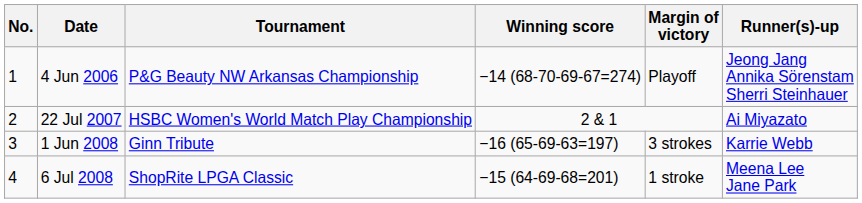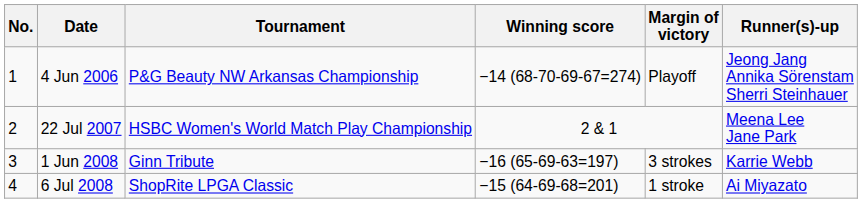(766, 119) Ai Miyazato -> (765, 128) Meena Lee Jane Park
(765, 178) Meena Lee Jane Park -> (766, 186) Ai Miyazato
